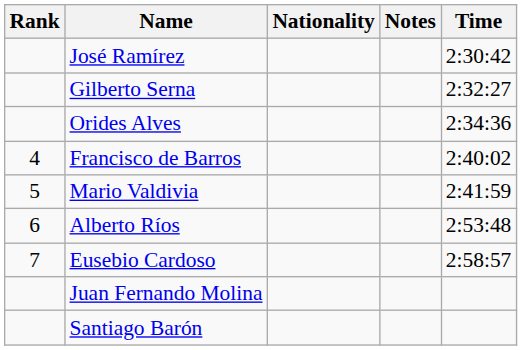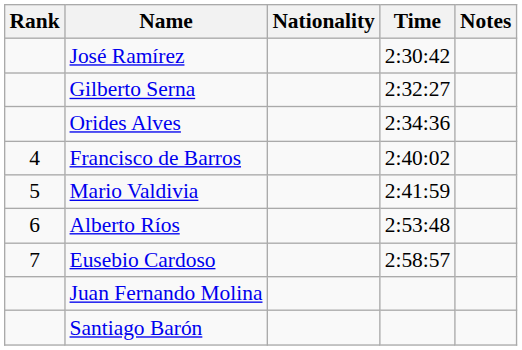columns swapped: (479, 21) <-> (410, 21)
